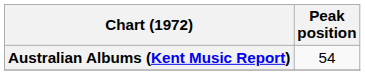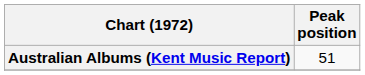(327, 57) 54 -> (327, 57) 51
